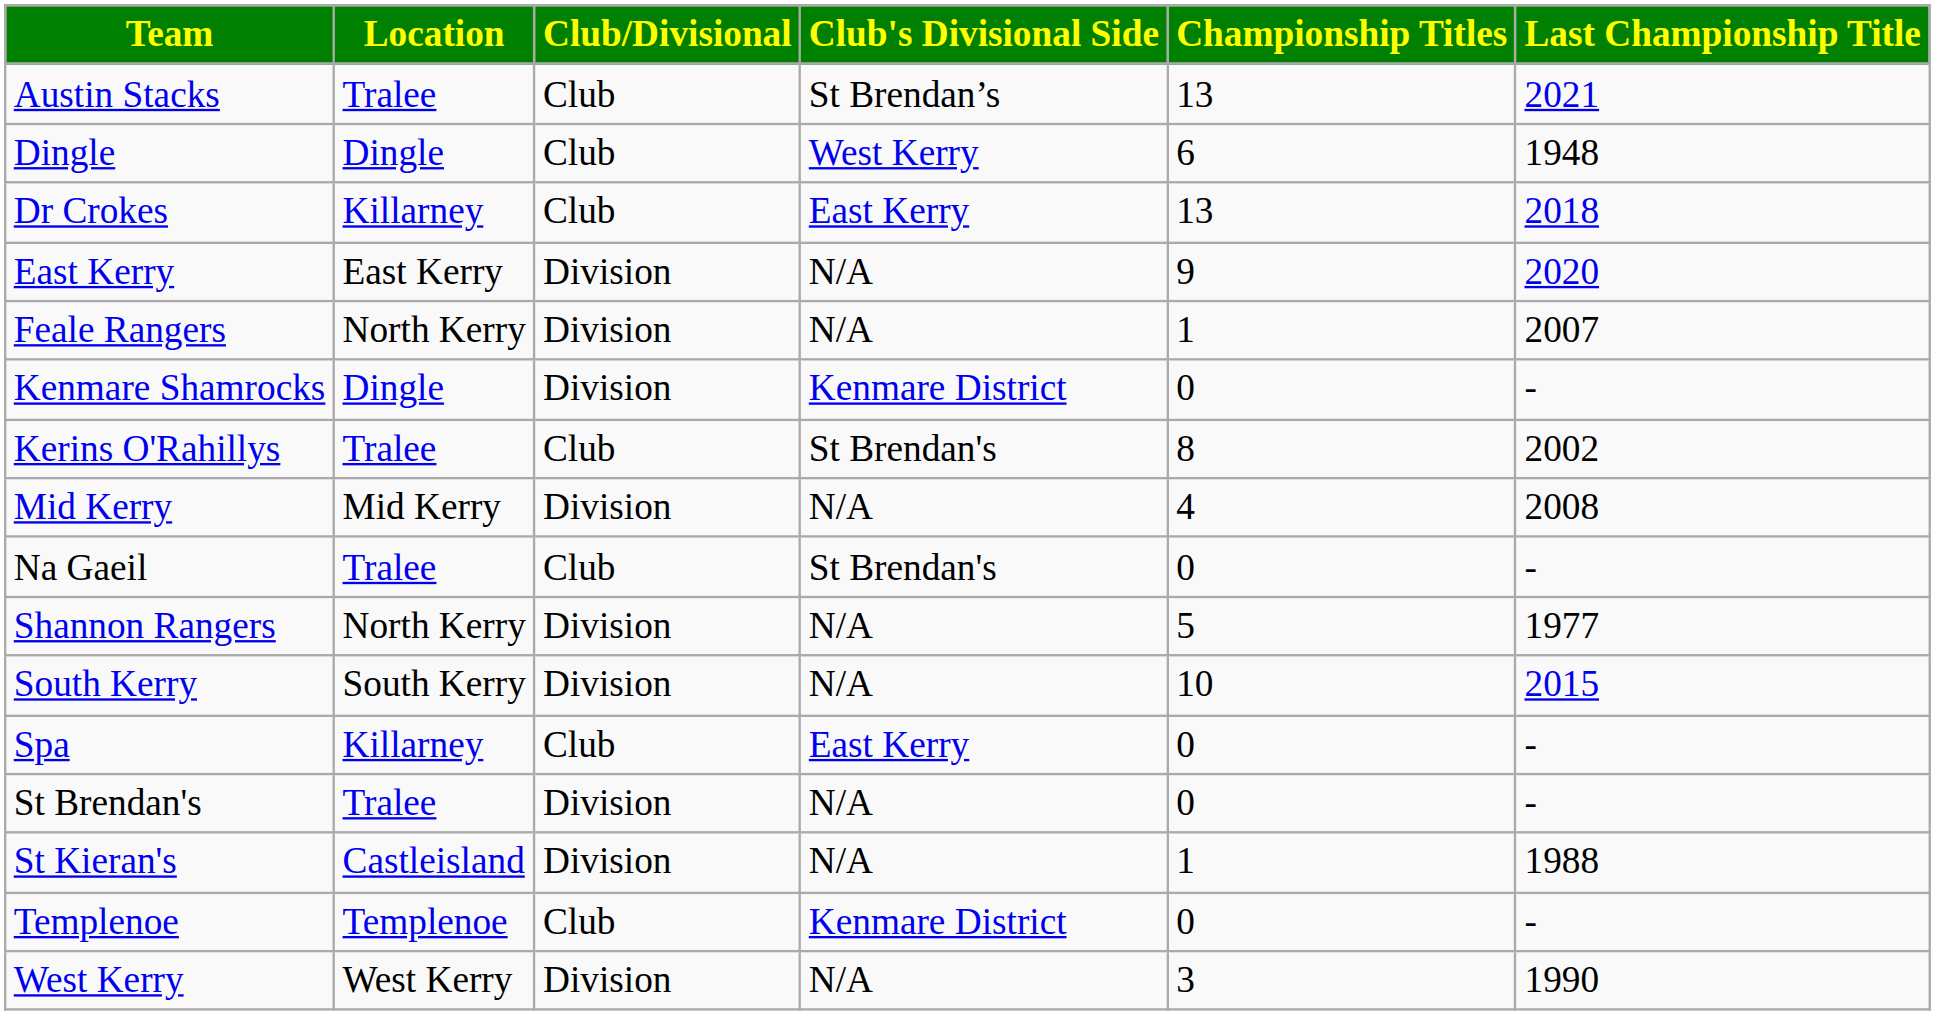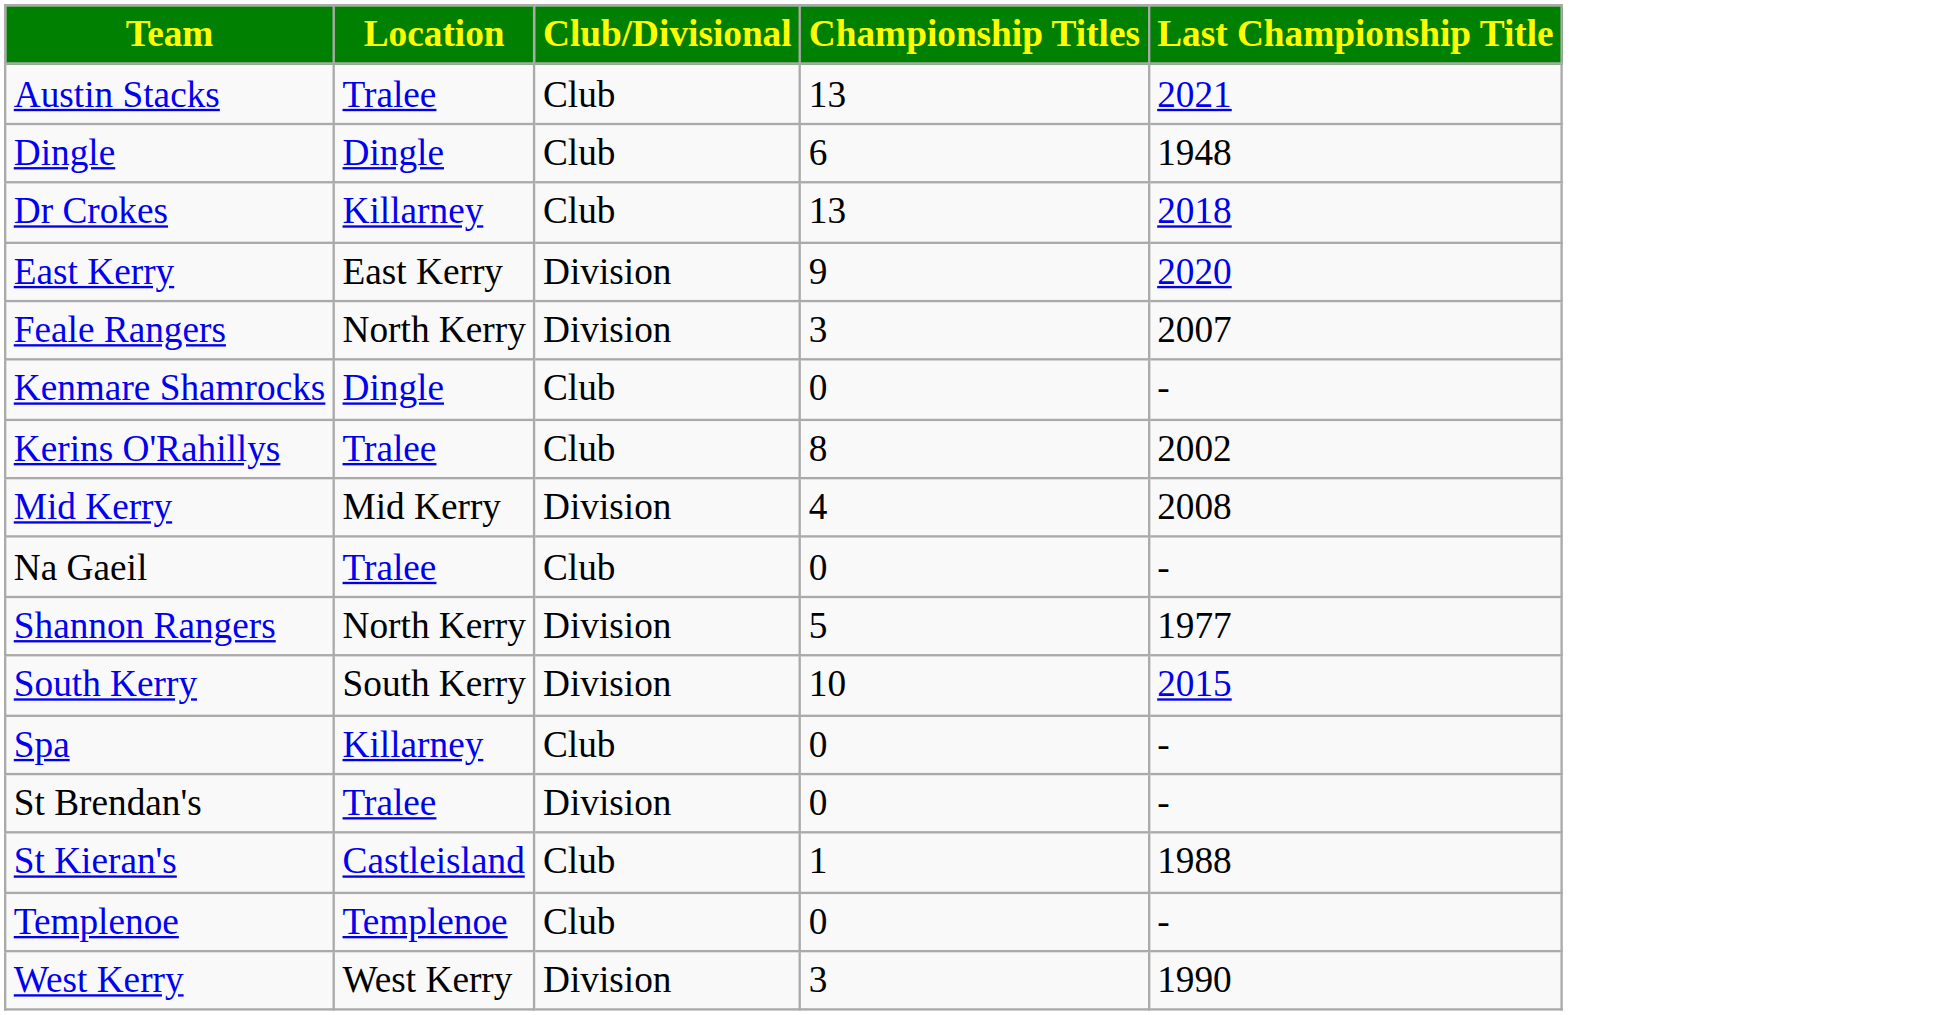- column: (984, 34)
(1185, 329) 1 -> (818, 329) 3
(607, 388) Division -> (579, 388) Club
(607, 861) Division -> (579, 861) Club
